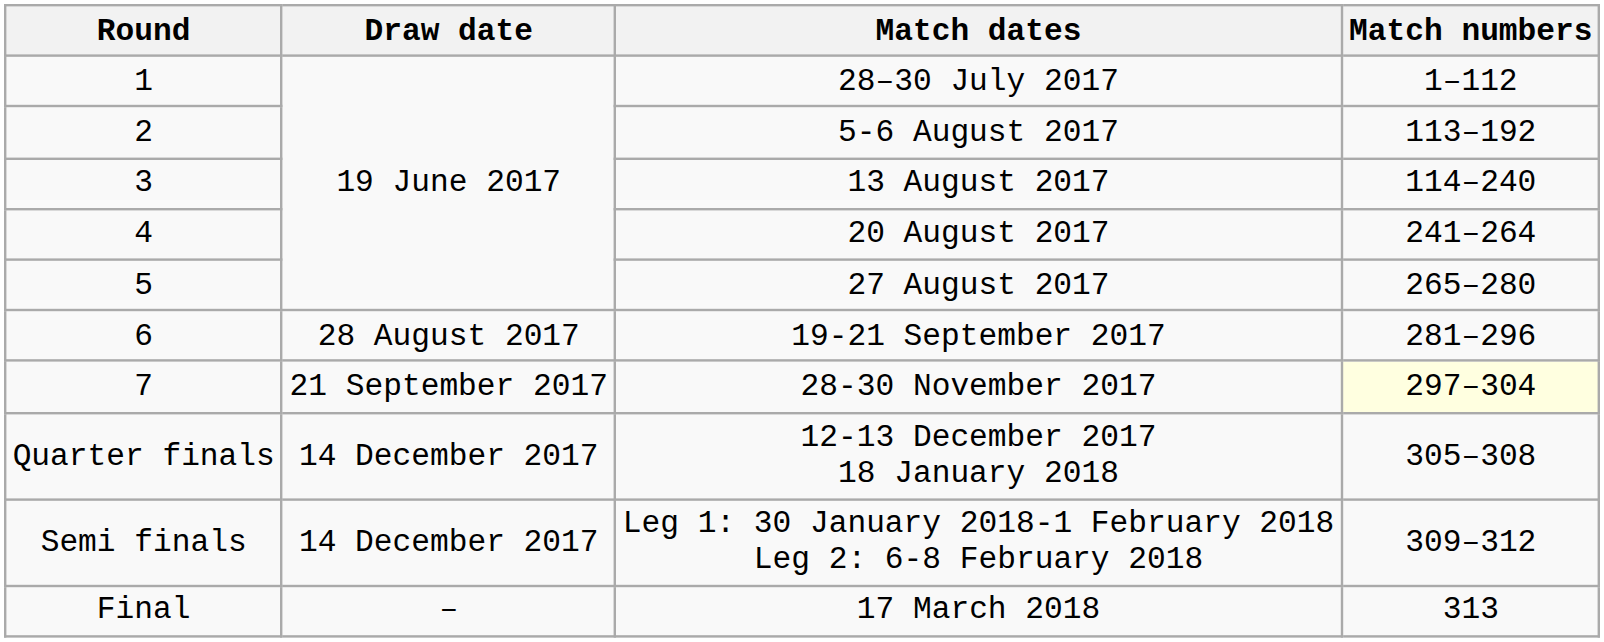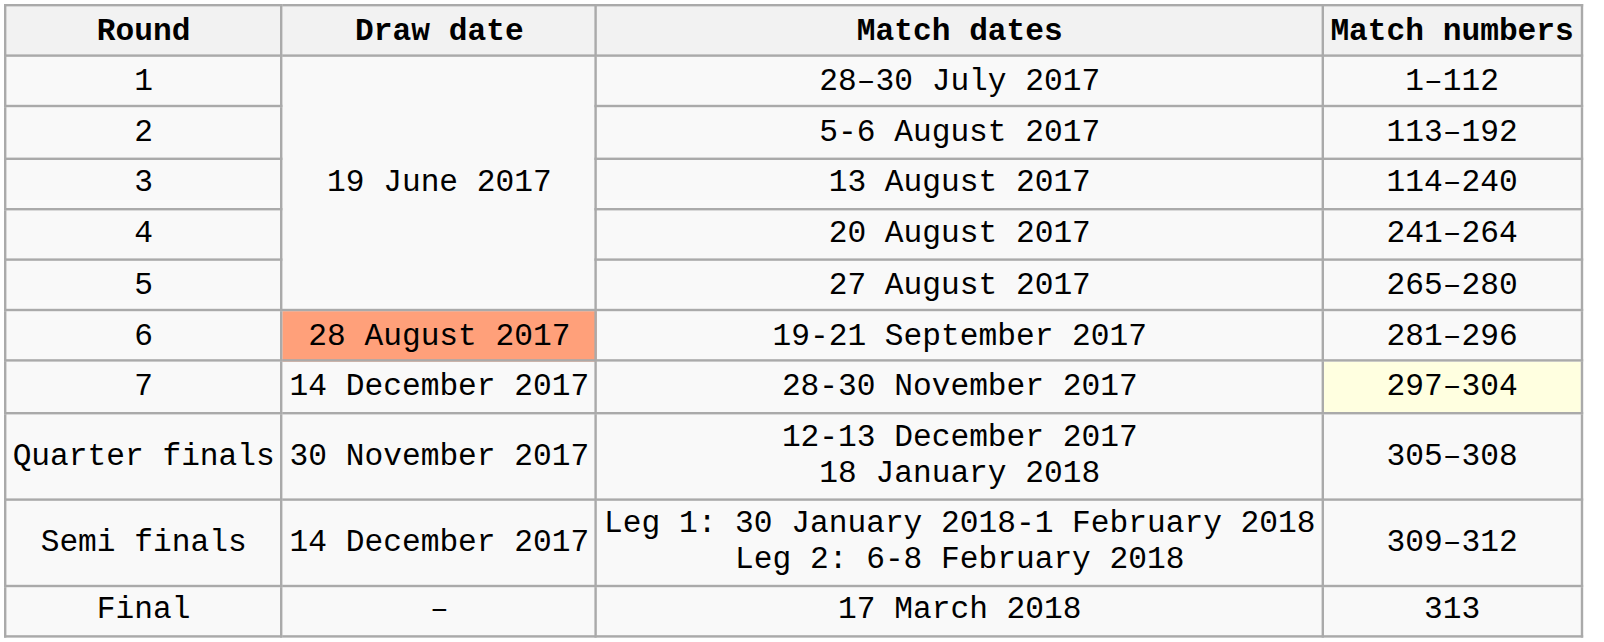(449, 336) no background -> (439, 336) lightsalmon background
(449, 387) 21 September 2017 -> (439, 387) 14 December 2017
(449, 455) 14 December 2017 -> (439, 455) 30 November 2017
